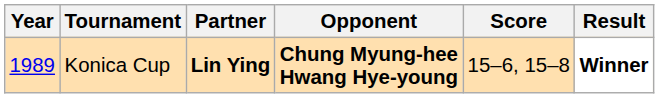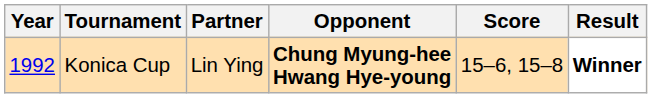(32, 65) 1989 -> (32, 65) 1992
(230, 65) bold -> (227, 65) normal
